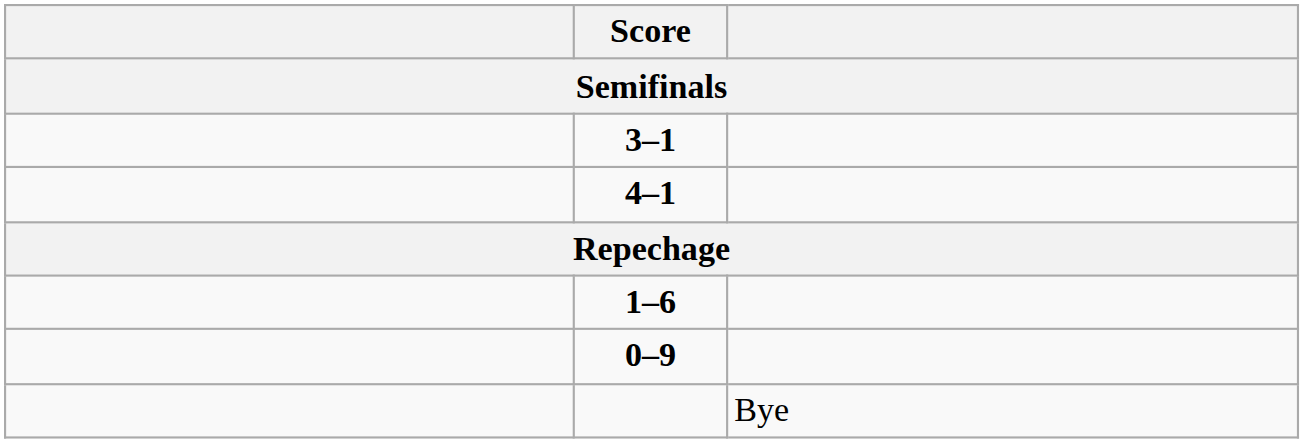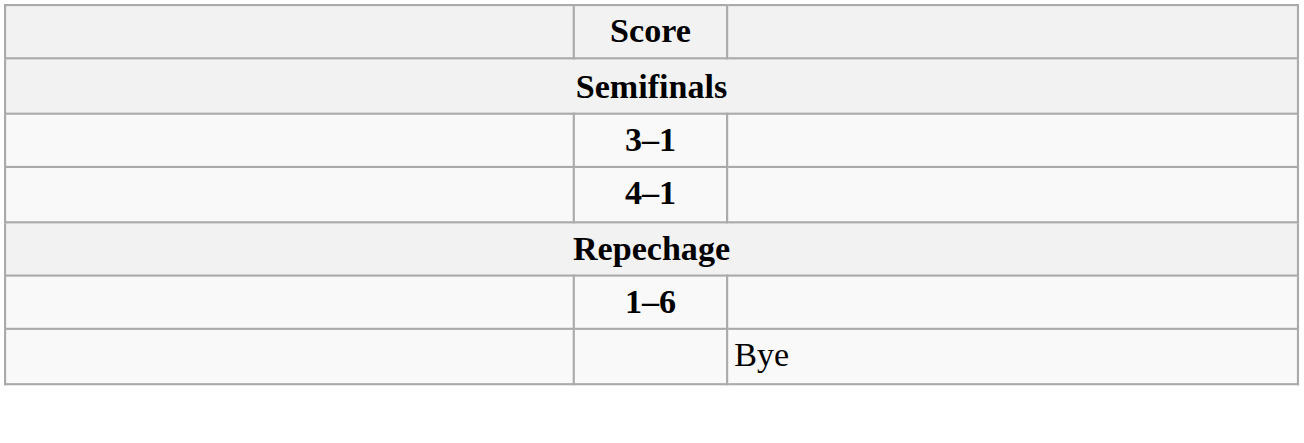- row: (650, 355)
